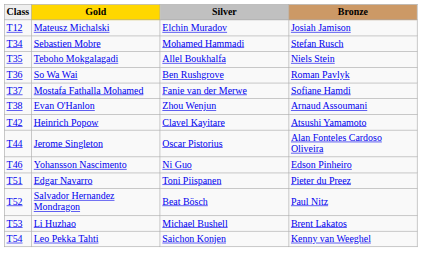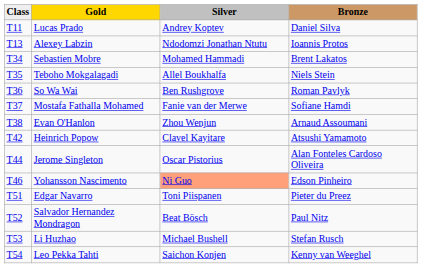+ row: (58, 28)
- row: (72, 28)
+ row: (63, 43)
(317, 43) Stefan Rusch -> (319, 59) Brent Lakatos
(177, 165) no background -> (177, 180) lightsalmon background
(319, 223) Brent Lakatos -> (317, 239) Stefan Rusch
